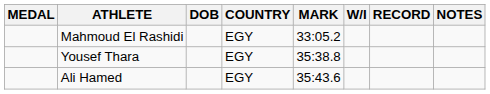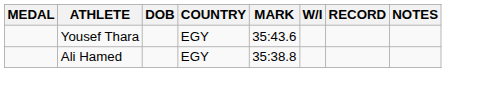- row: (122, 36)
(319, 57) 35:38.8 -> (274, 36) 35:43.6
(319, 78) 35:43.6 -> (274, 57) 35:38.8
